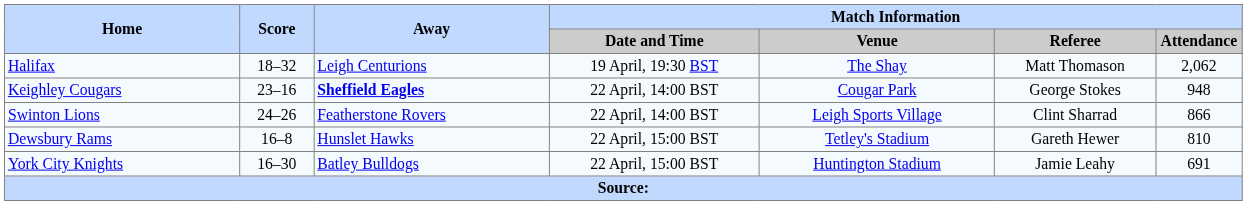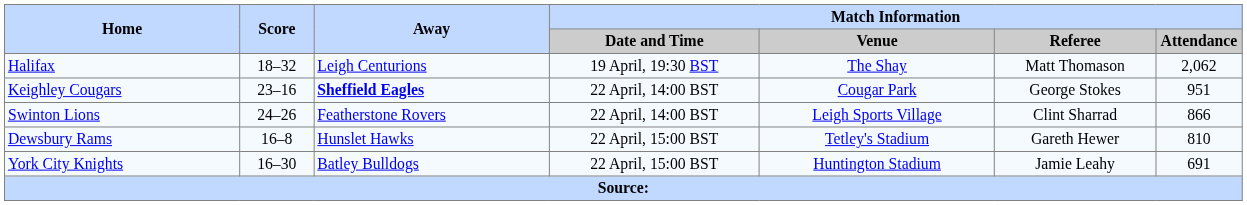(1199, 90) 948 -> (1199, 90) 951
